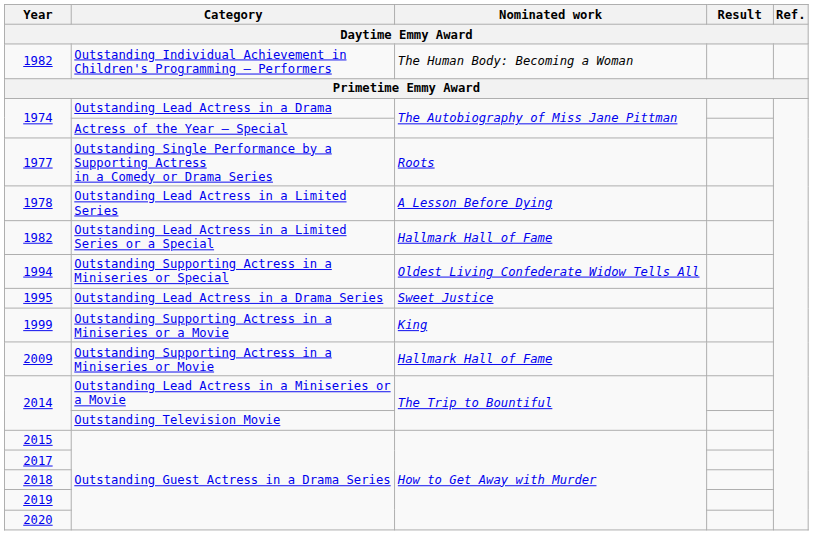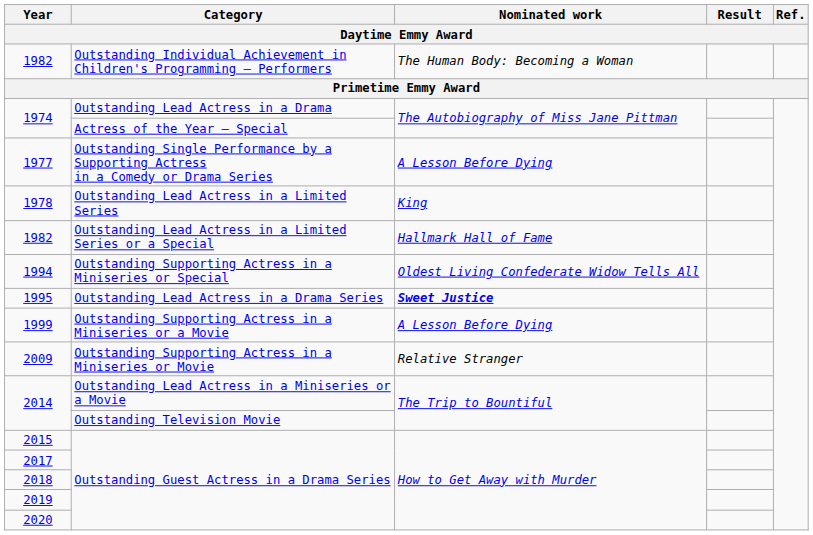(416, 162) Roots -> (475, 162) A Lesson Before Dying
(475, 203) A Lesson Before Dying -> (413, 203) King
(446, 298) normal -> (446, 298) bold
(413, 325) King -> (475, 325) A Lesson Before Dying
(475, 359) Hallmark Hall of Fame -> (460, 359) Relative Stranger
